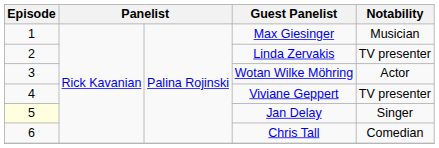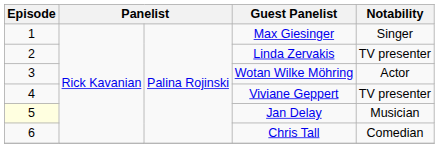(395, 34) Musician -> (395, 34) Singer
(395, 113) Singer -> (395, 113) Musician
